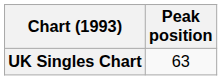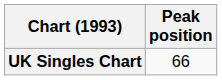(181, 61) 63 -> (181, 61) 66
